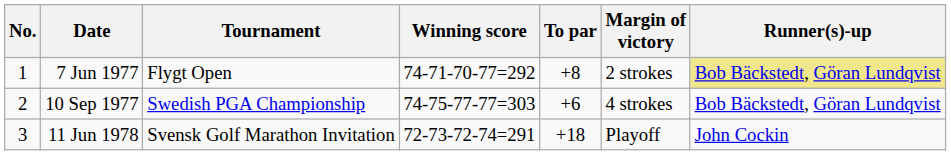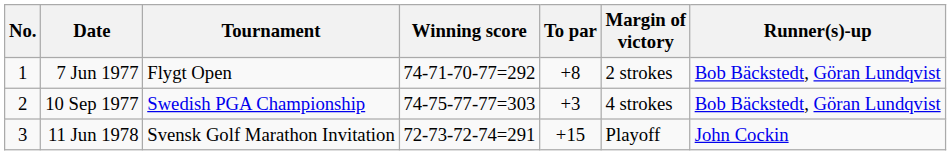(818, 73) khaki background -> (818, 73) no background
(570, 103) +6 -> (570, 103) +3
(570, 134) +18 -> (570, 134) +15
